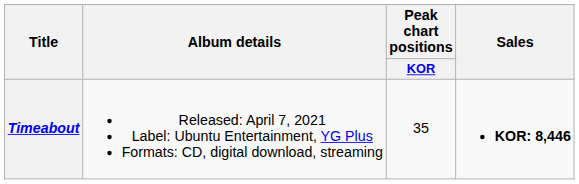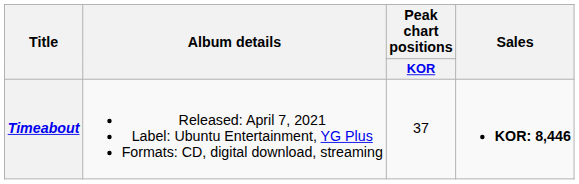(421, 128) 35 -> (421, 128) 37
